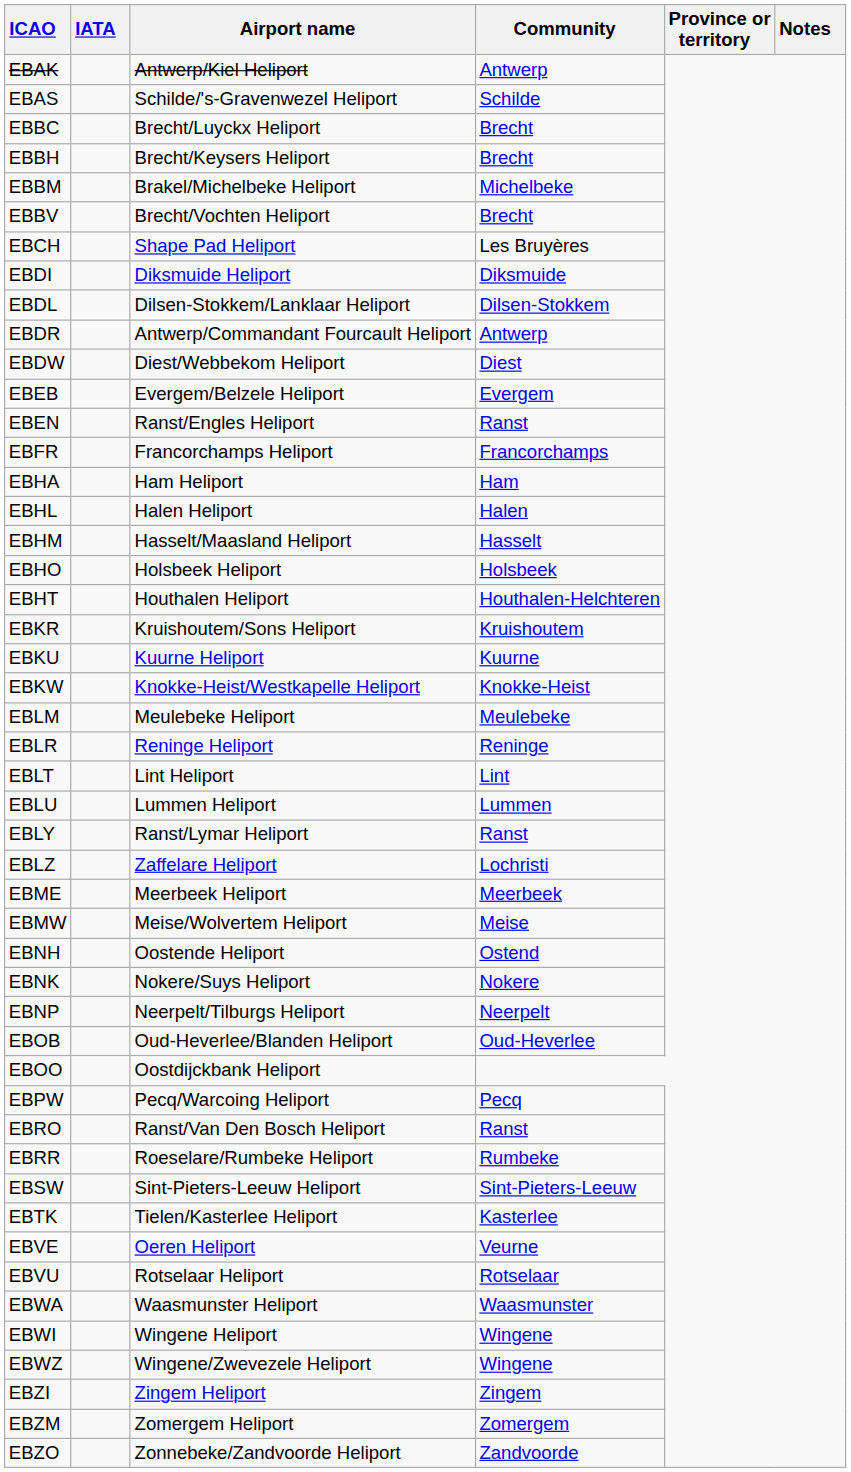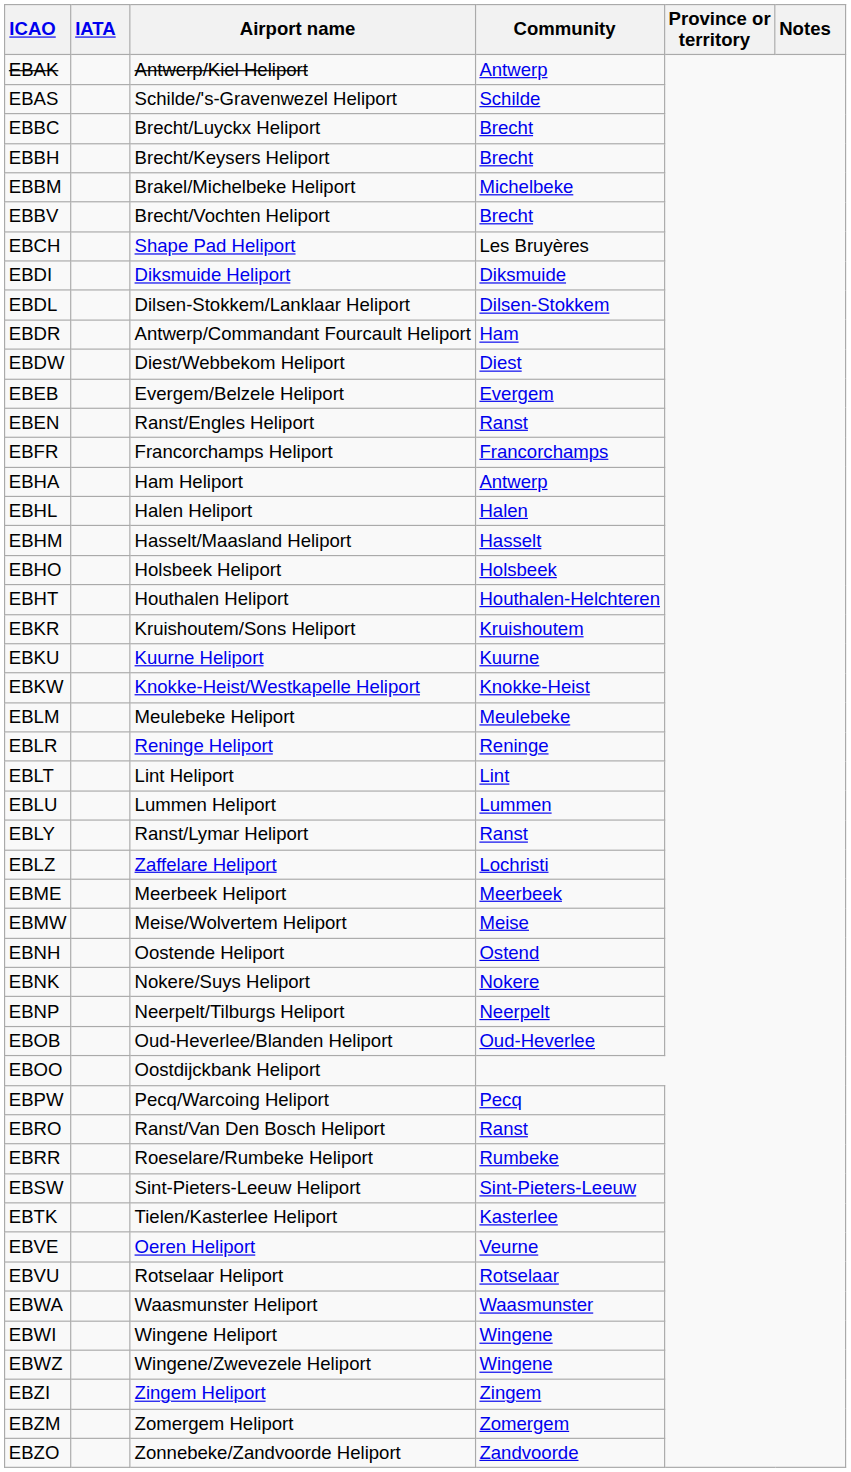(513, 334) Antwerp -> (499, 334) Ham
(499, 481) Ham -> (513, 481) Antwerp
